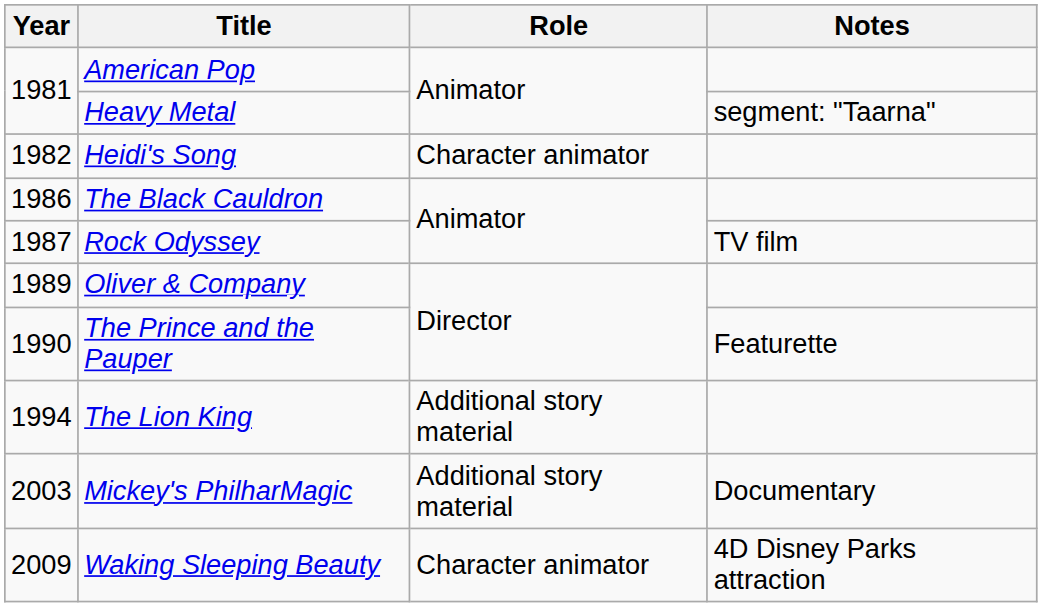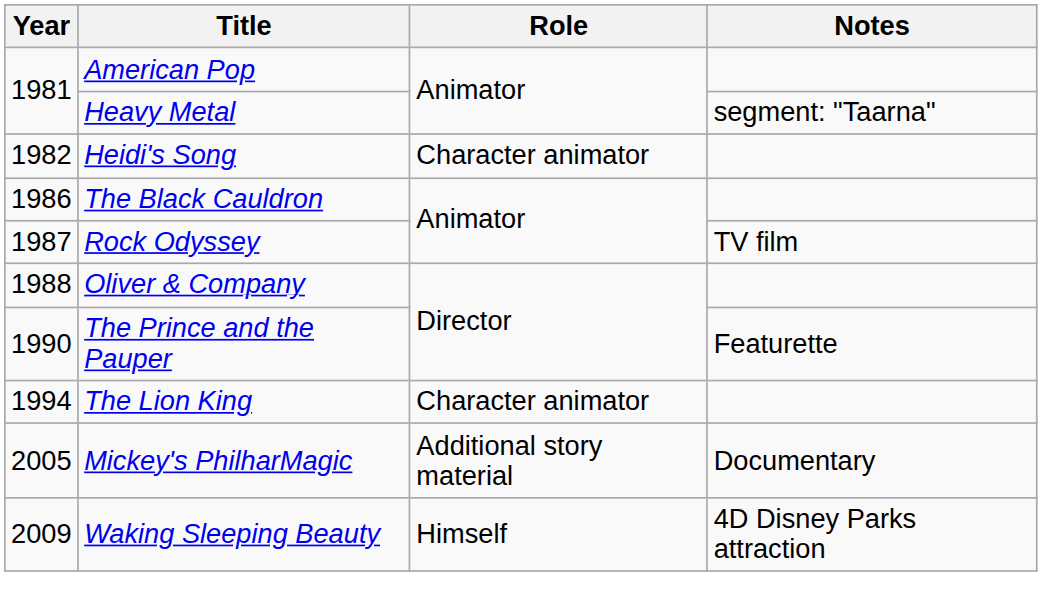(41, 284) 1989 -> (41, 284) 1988
(509, 417) Additional story material -> (533, 401) Character animator
(41, 490) 2003 -> (41, 460) 2005
(533, 564) Character animator -> (462, 533) Himself
